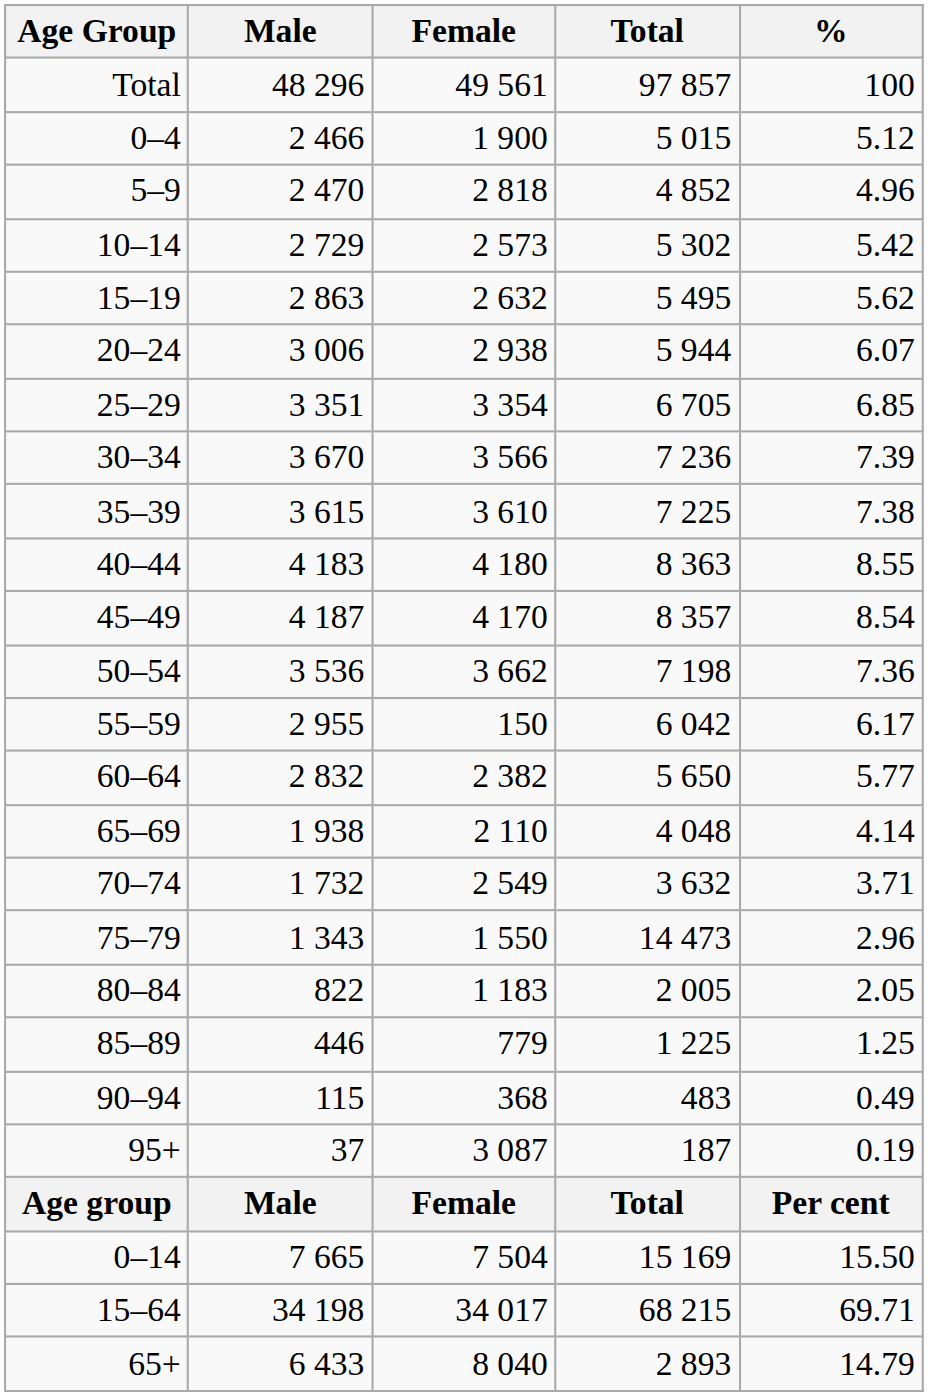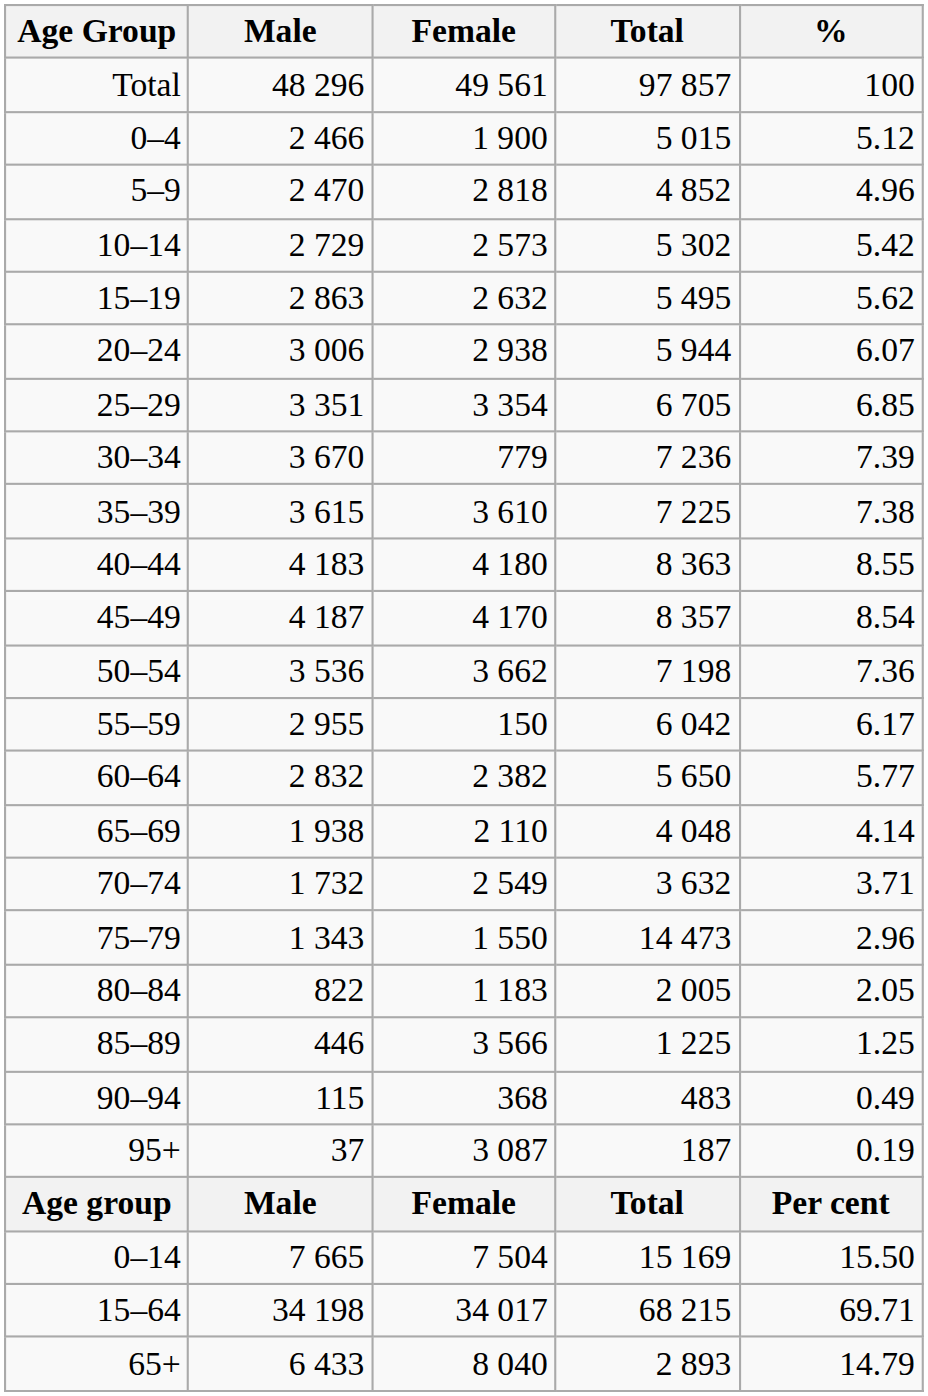(510, 457) 3 566 -> (523, 457) 779
(523, 1043) 779 -> (510, 1043) 3 566
